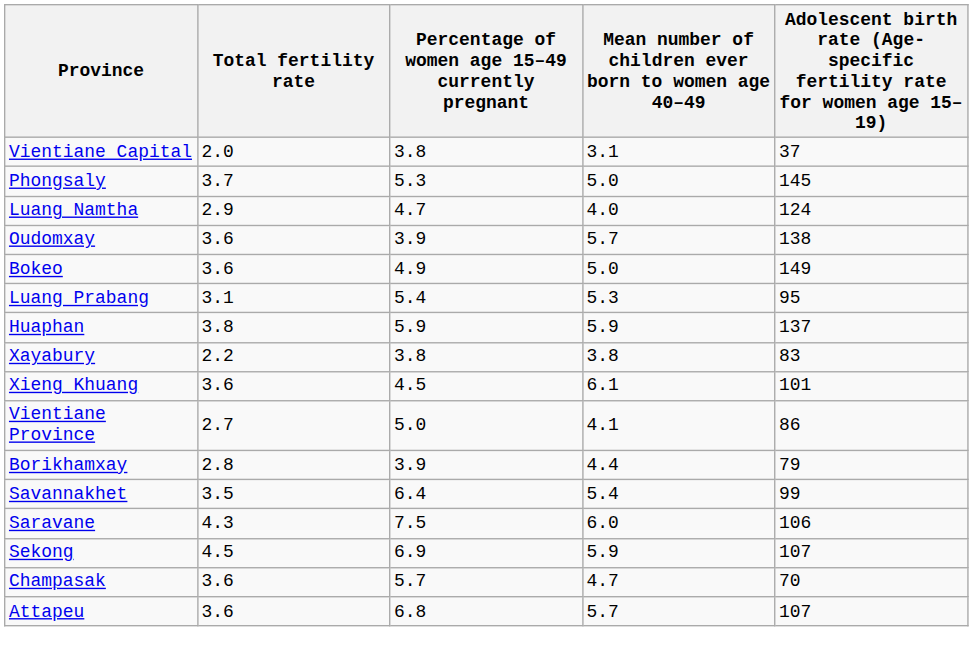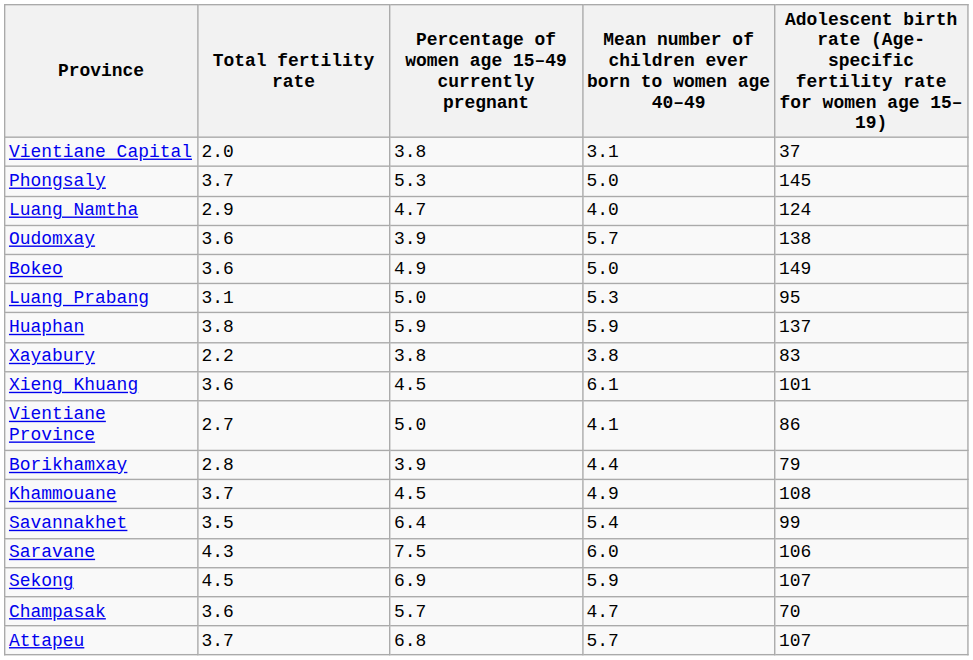(410, 298) 5.4 -> (410, 298) 5.0
+ row: (63, 494)
(218, 611) 3.6 -> (218, 641) 3.7
